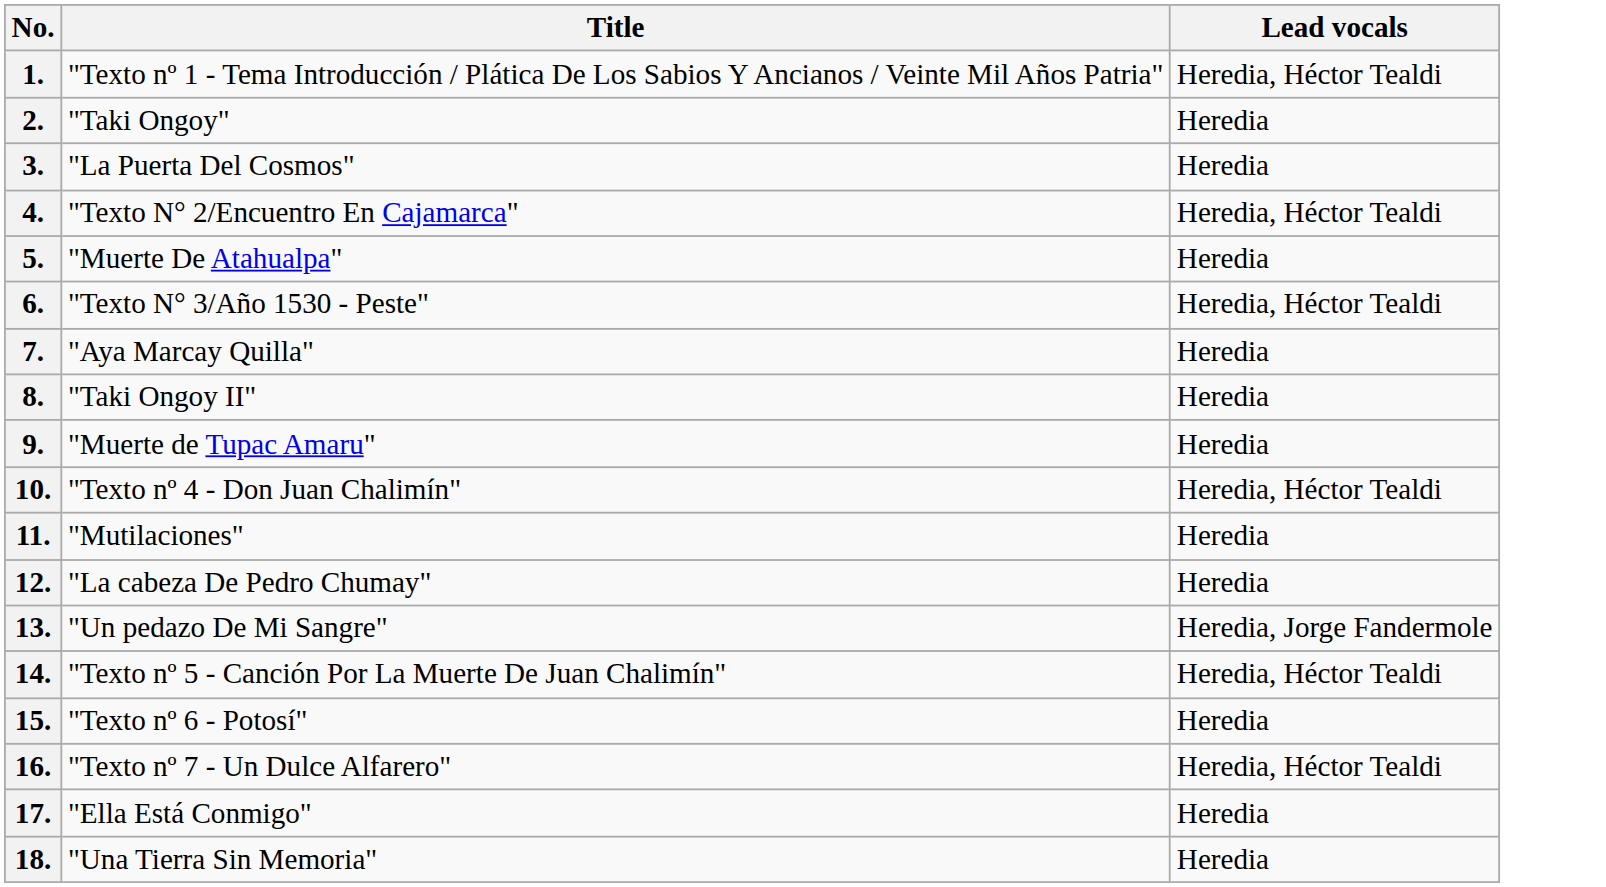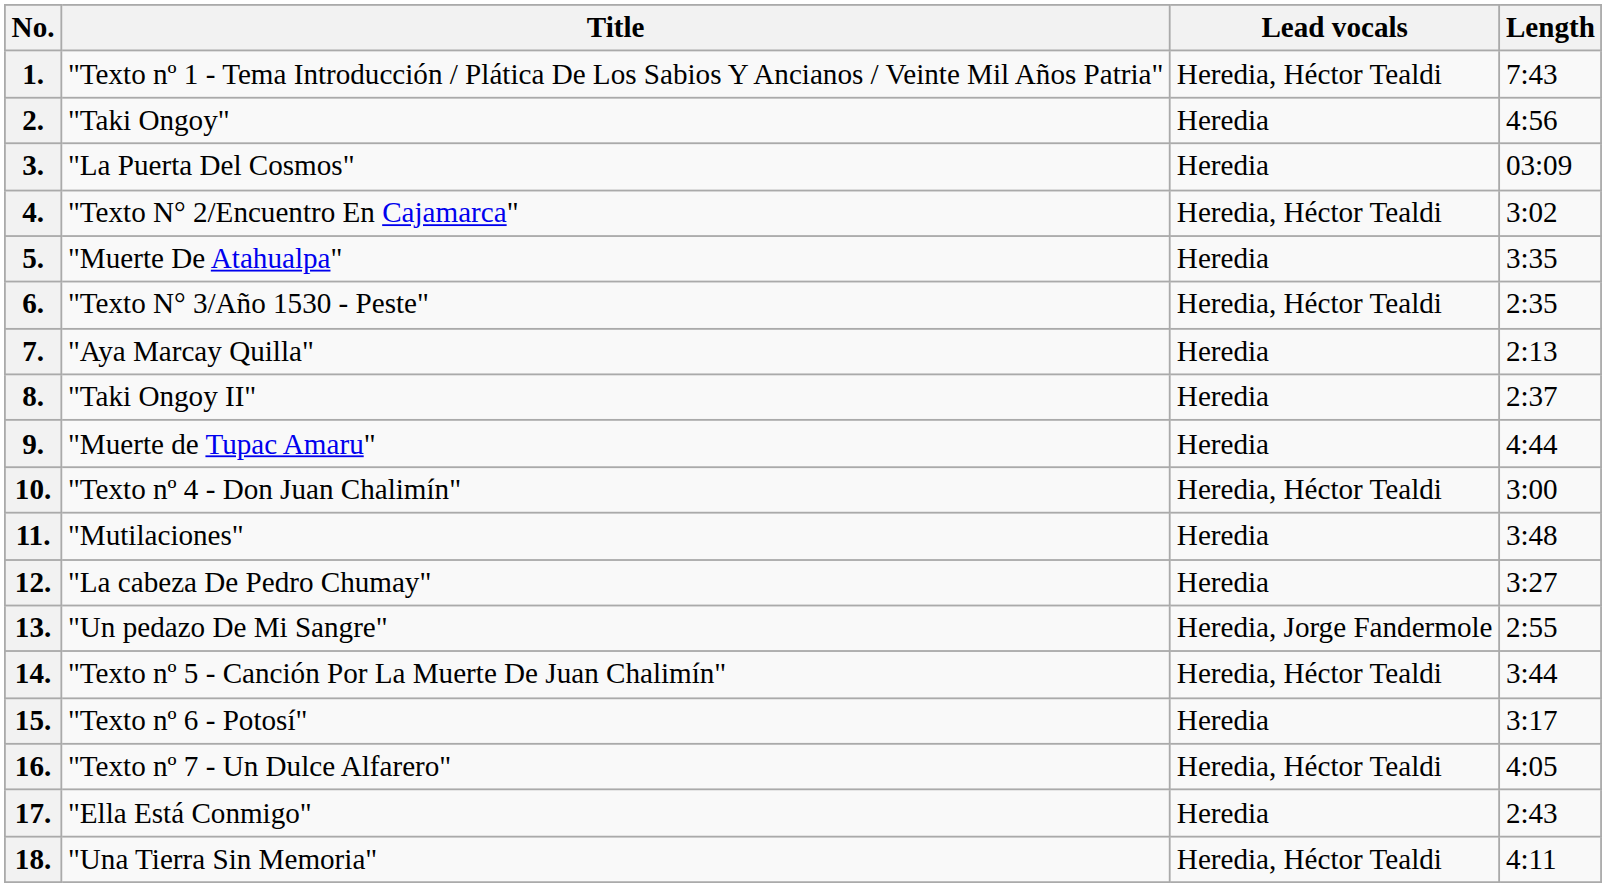+ column: (1550, 27)
(1223, 858) Heredia -> (1309, 858) Heredia, Héctor Tealdi
